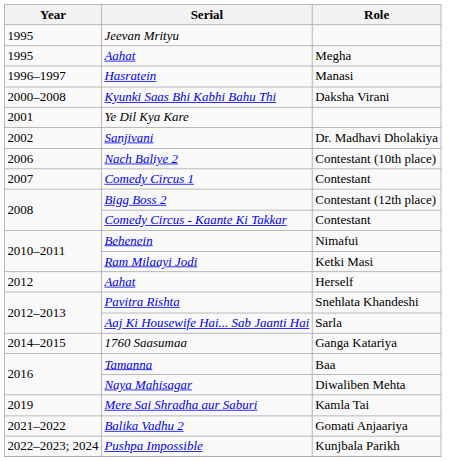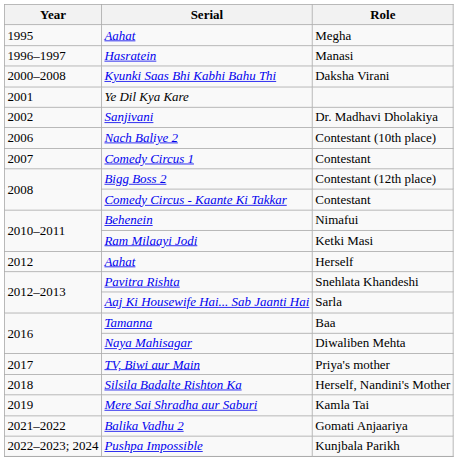- row: (142, 35)
- row: (146, 343)
+ row: (152, 364)
+ row: (173, 384)
